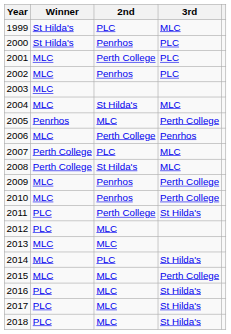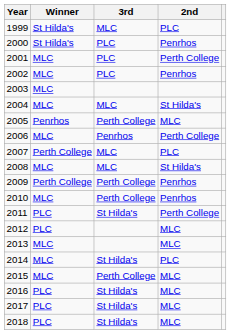columns swapped: (126, 12) <-> (190, 12)
(62, 167) Perth College -> (43, 167) MLC
(43, 182) MLC -> (62, 182) Perth College
